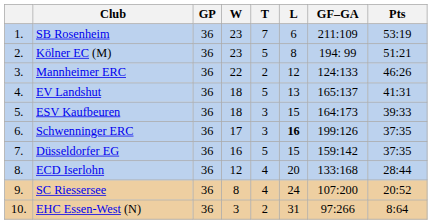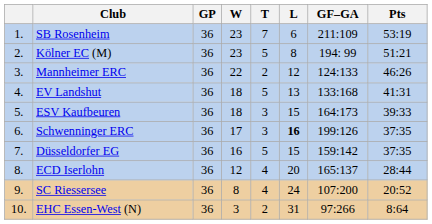(338, 92) 165:137 -> (338, 92) 133:168
(338, 170) 133:168 -> (338, 170) 165:137
